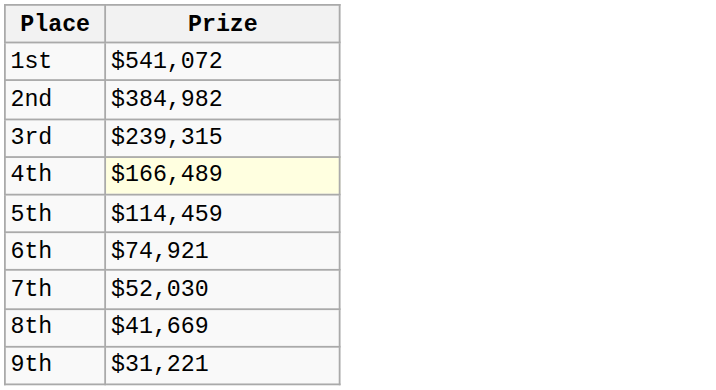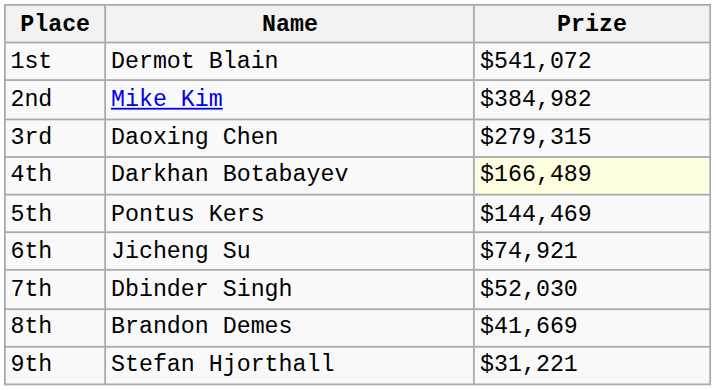+ column: (290, 24)
(167, 138) $239,315 -> (536, 138) $279,315
(167, 213) $114,459 -> (536, 213) $144,469
